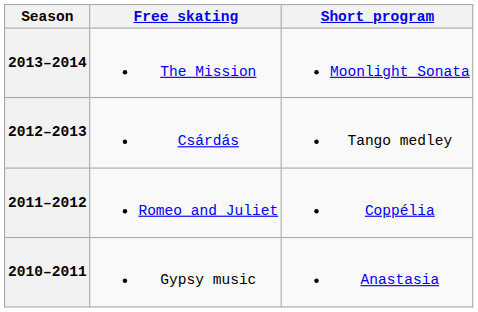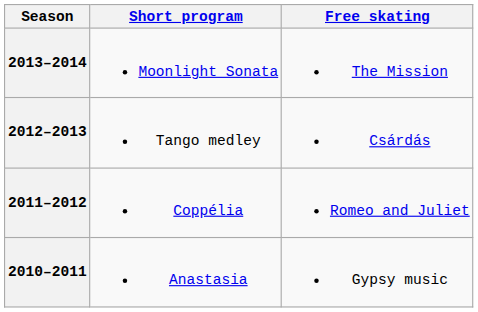columns swapped: (377, 16) <-> (186, 16)
